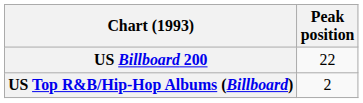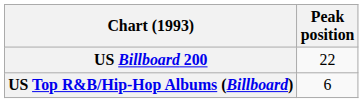(328, 85) 2 -> (328, 85) 6
